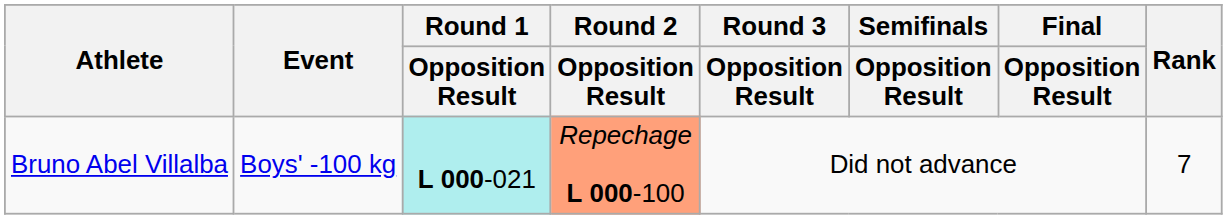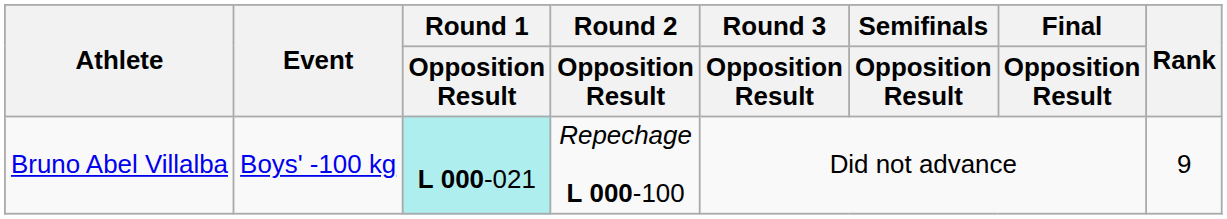(626, 165) lightsalmon background -> (626, 165) no background
(1184, 165) 7 -> (1184, 165) 9
